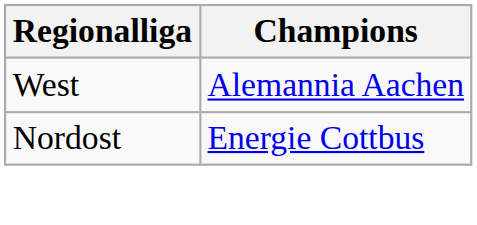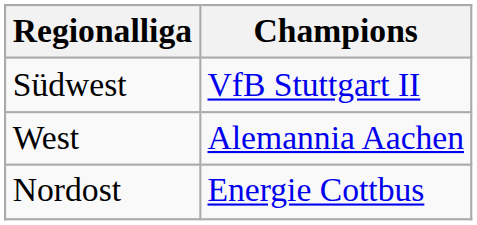+ row: (70, 84)
